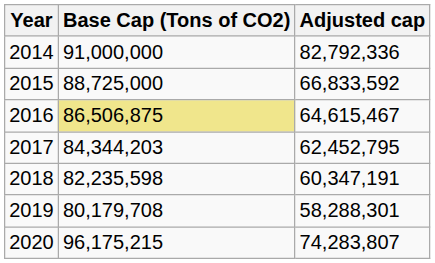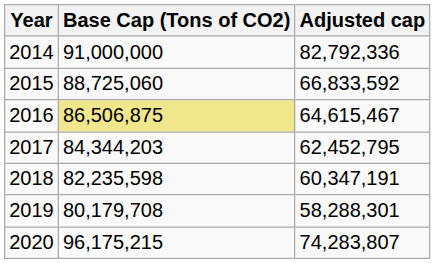(113, 83) 88,725,000 -> (113, 83) 88,725,060
